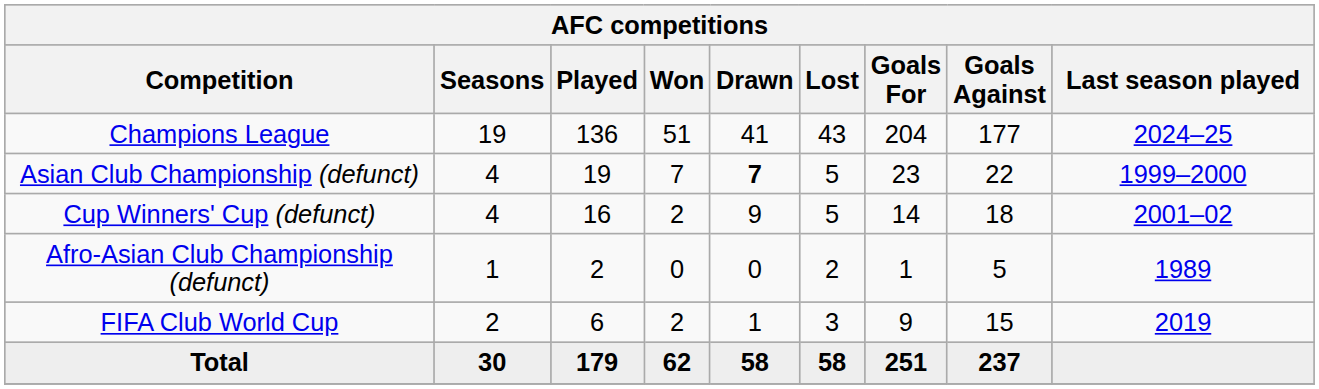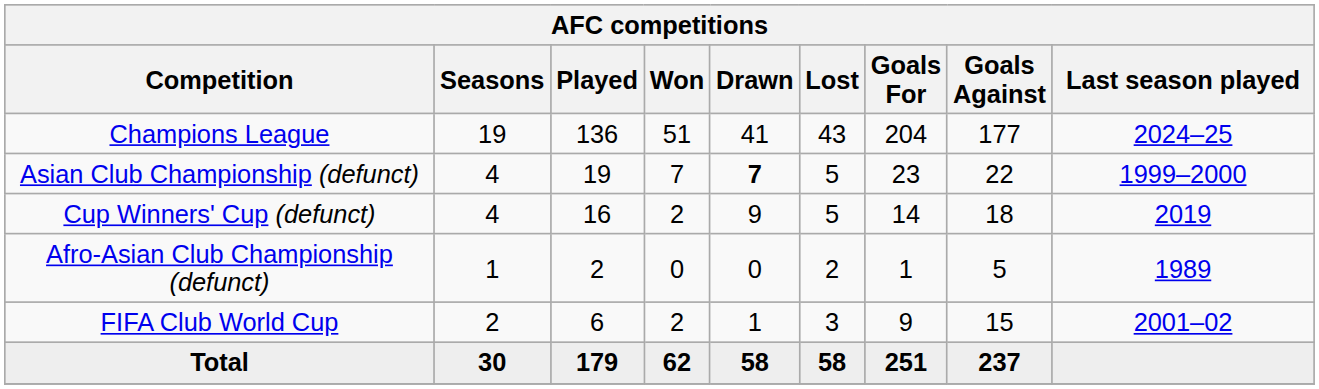(1183, 214) 2001–02 -> (1183, 214) 2019
(1183, 323) 2019 -> (1183, 323) 2001–02
